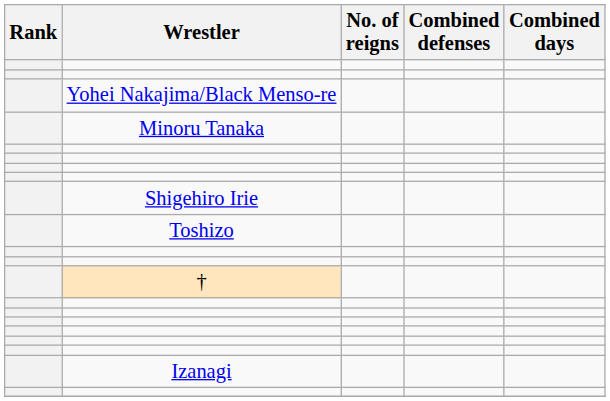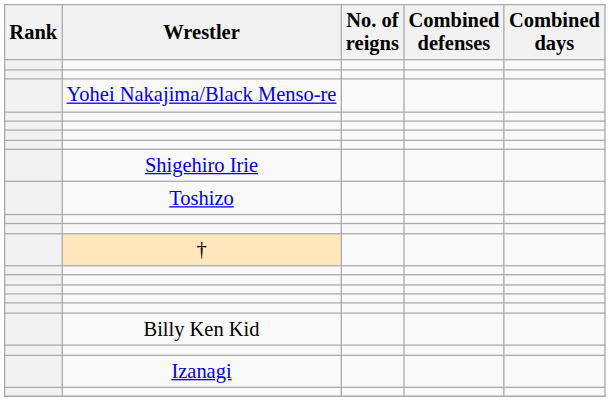- row: (33, 128)
+ row: (33, 329)
